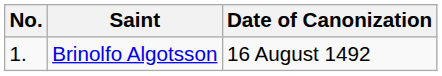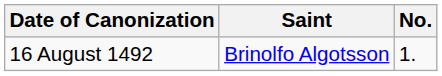columns swapped: (26, 20) <-> (330, 20)
